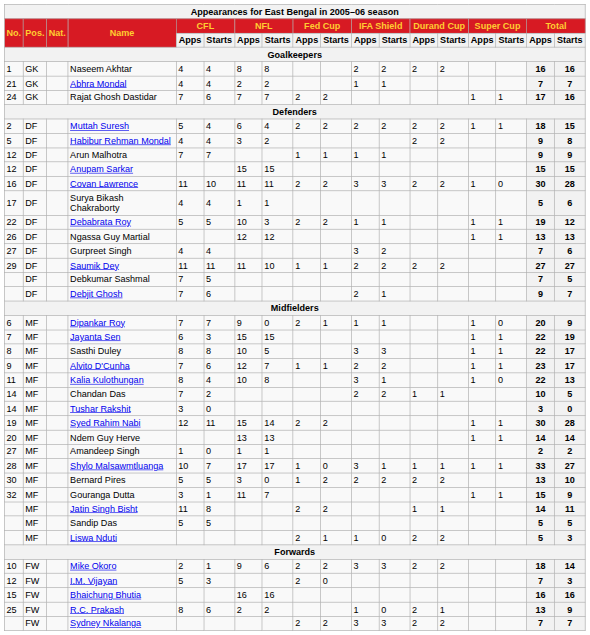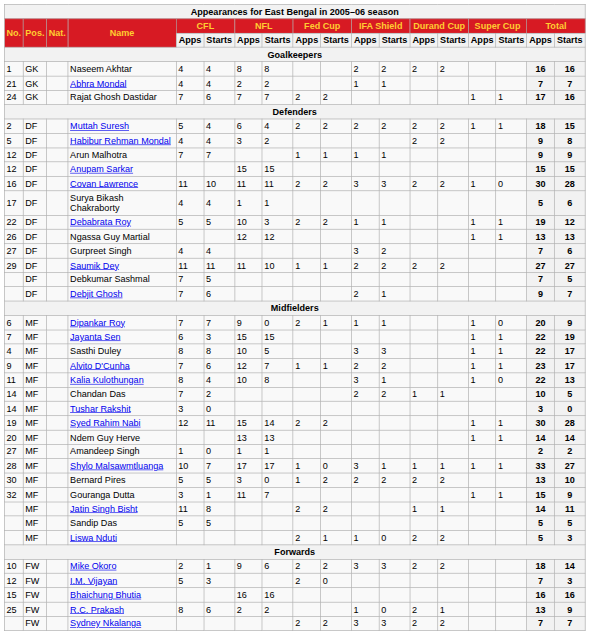(9, 352) 8 -> (9, 352) 4
